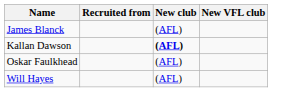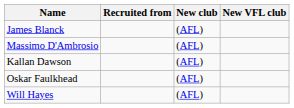+ row: (53, 45)
(169, 45) bold -> (190, 62) normal
